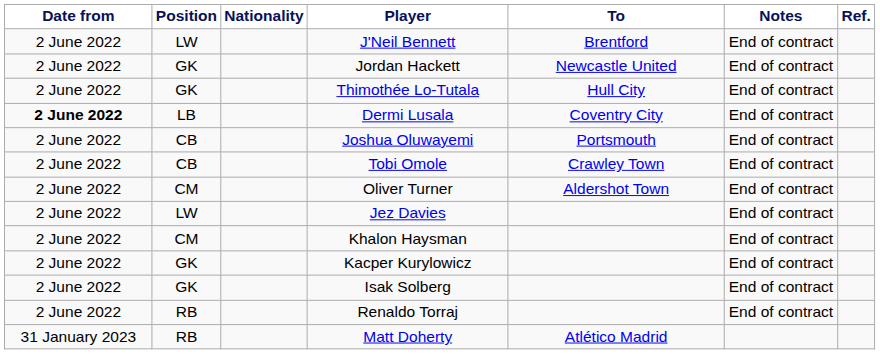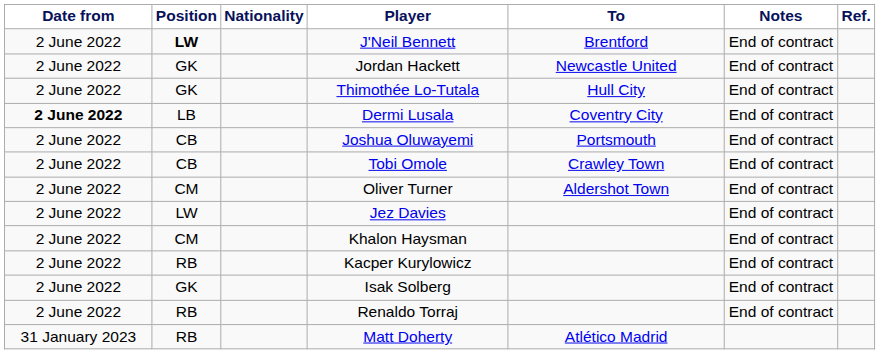(186, 41) normal -> (186, 41) bold
(186, 262) GK -> (186, 262) RB
